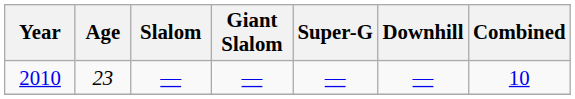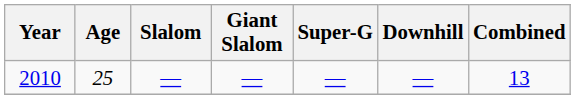(103, 77) 23 -> (103, 77) 25
(519, 77) 10 -> (519, 77) 13
